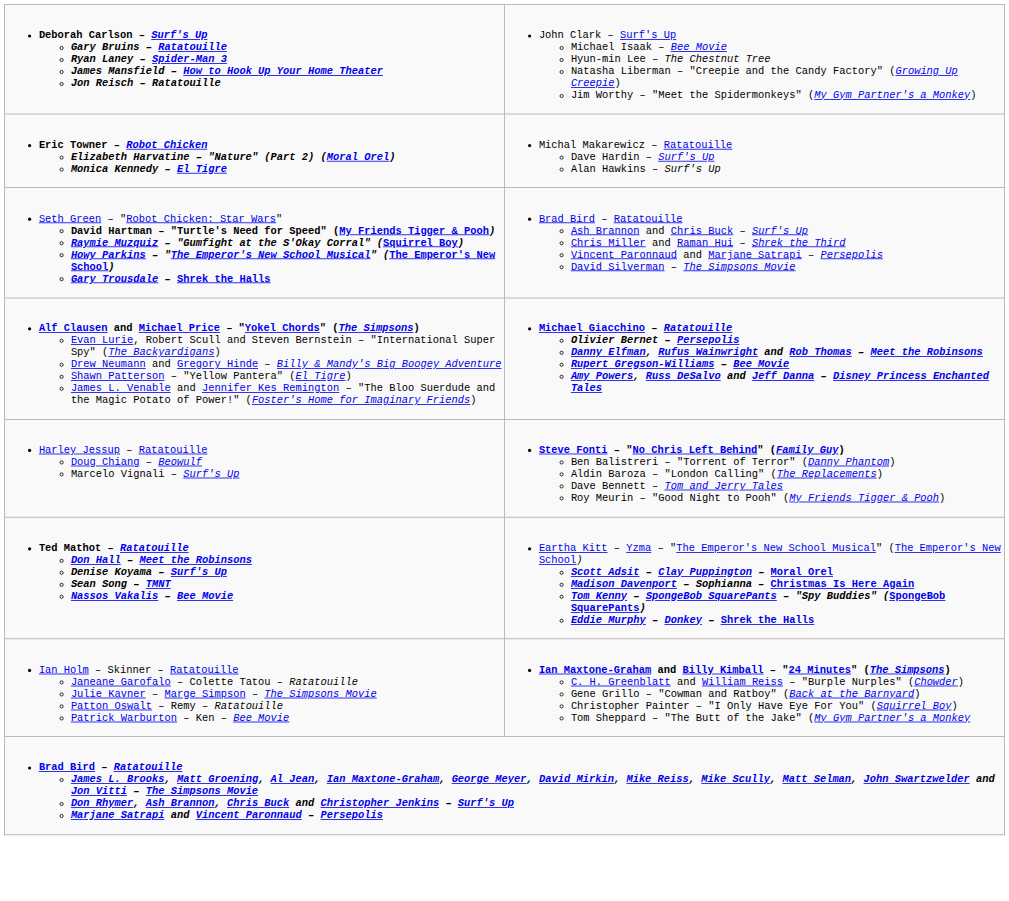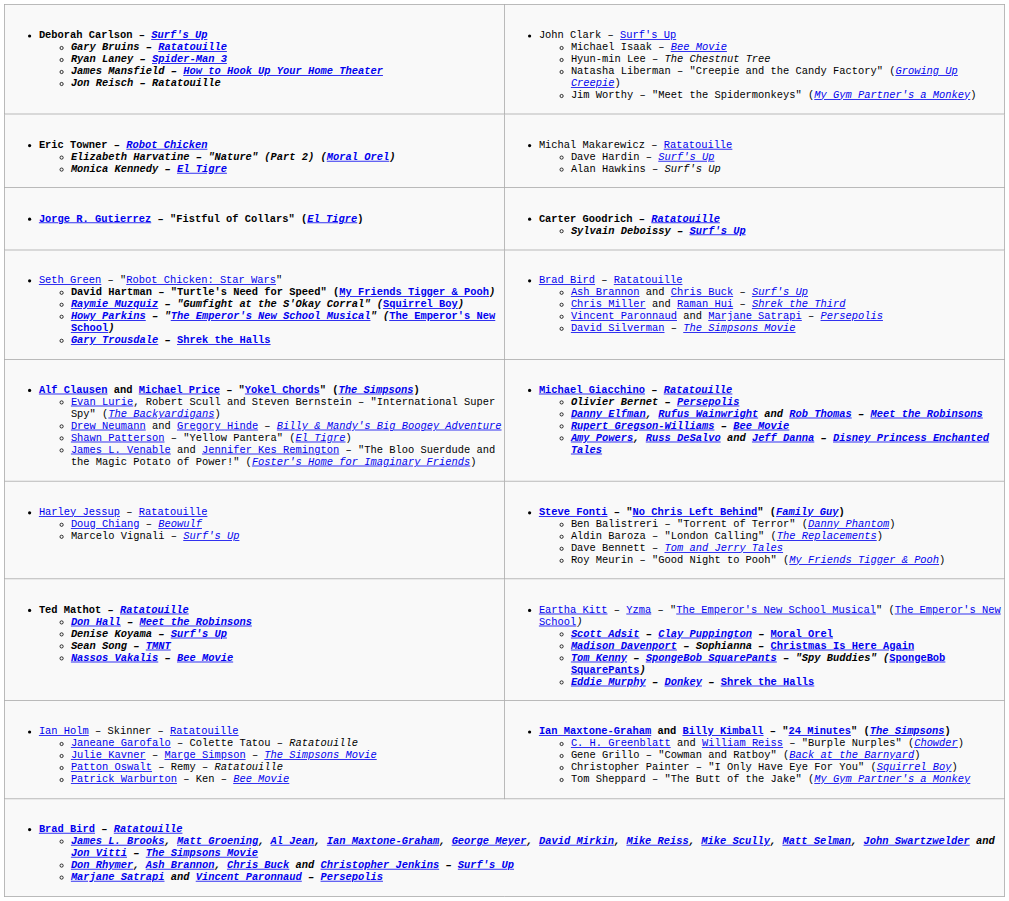+ row: (254, 219)
